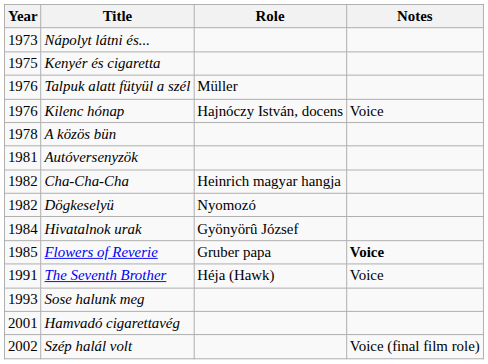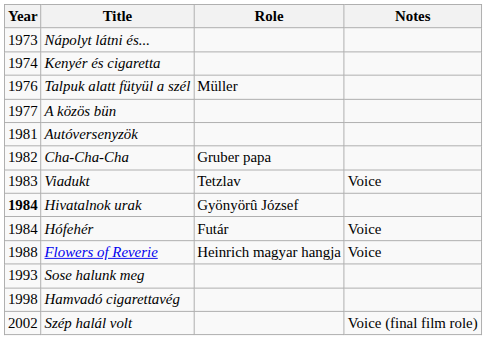(23, 63) 1975 -> (23, 63) 1974
- row: (84, 110)
(23, 134) 1978 -> (23, 110) 1977
(269, 181) Heinrich magyar hangja -> (234, 157) Gruber papa
- row: (79, 205)
+ row: (67, 181)
(23, 228) normal -> (23, 205) bold
+ row: (69, 228)
(23, 252) 1985 -> (23, 252) 1988
(234, 252) Gruber papa -> (269, 252) Heinrich magyar hangja
(367, 252) bold -> (365, 252) normal
- row: (105, 275)
(23, 323) 2001 -> (23, 299) 1998
